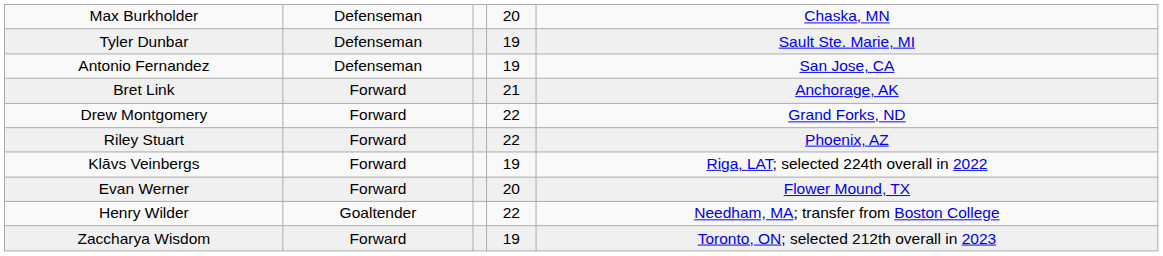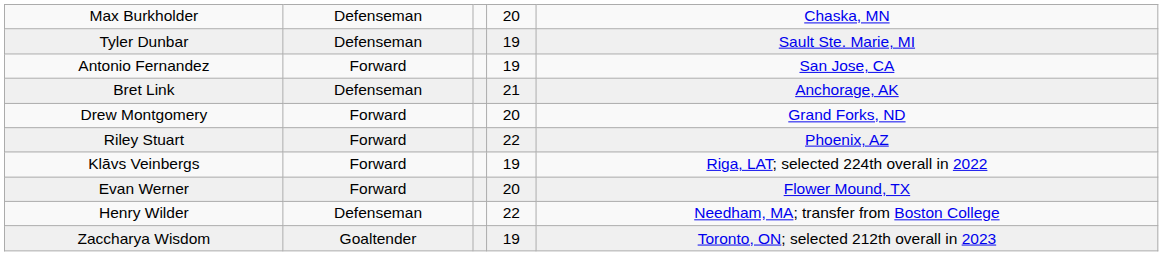(378, 66) Defenseman -> (378, 66) Forward
(378, 90) Forward -> (378, 90) Defenseman
(511, 115) 22 -> (511, 115) 20
(378, 213) Goaltender -> (378, 213) Defenseman
(378, 238) Forward -> (378, 238) Goaltender
